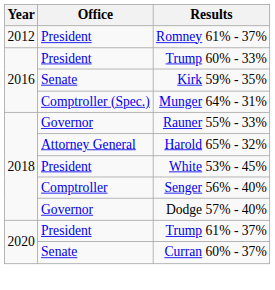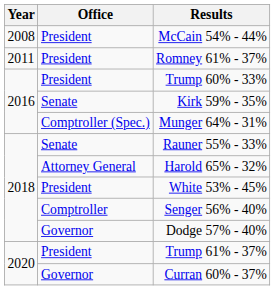+ row: (213, 36)
(21, 36) 2012 -> (21, 58) 2011
(67, 123) Governor -> (59, 144) Senate
(59, 252) Senate -> (67, 274) Governor
